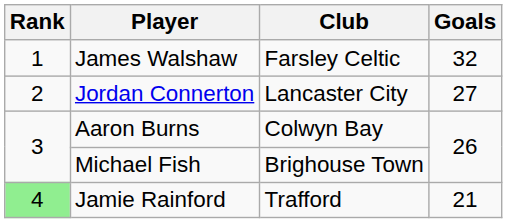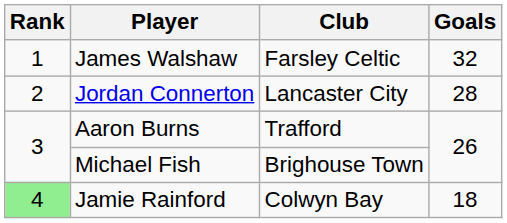(465, 93) 27 -> (465, 93) 28
(324, 128) Colwyn Bay -> (303, 128) Trafford
(303, 199) Trafford -> (324, 199) Colwyn Bay
(465, 199) 21 -> (465, 199) 18
